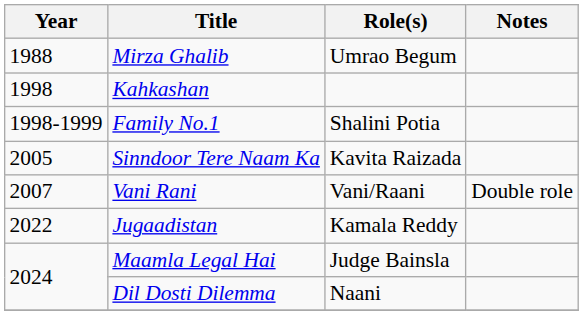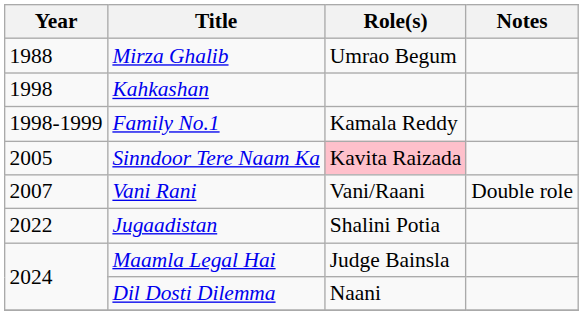(385, 123) Shalini Potia -> (394, 123) Kamala Reddy
(396, 157) no background -> (396, 157) pink background
(394, 225) Kamala Reddy -> (385, 225) Shalini Potia
